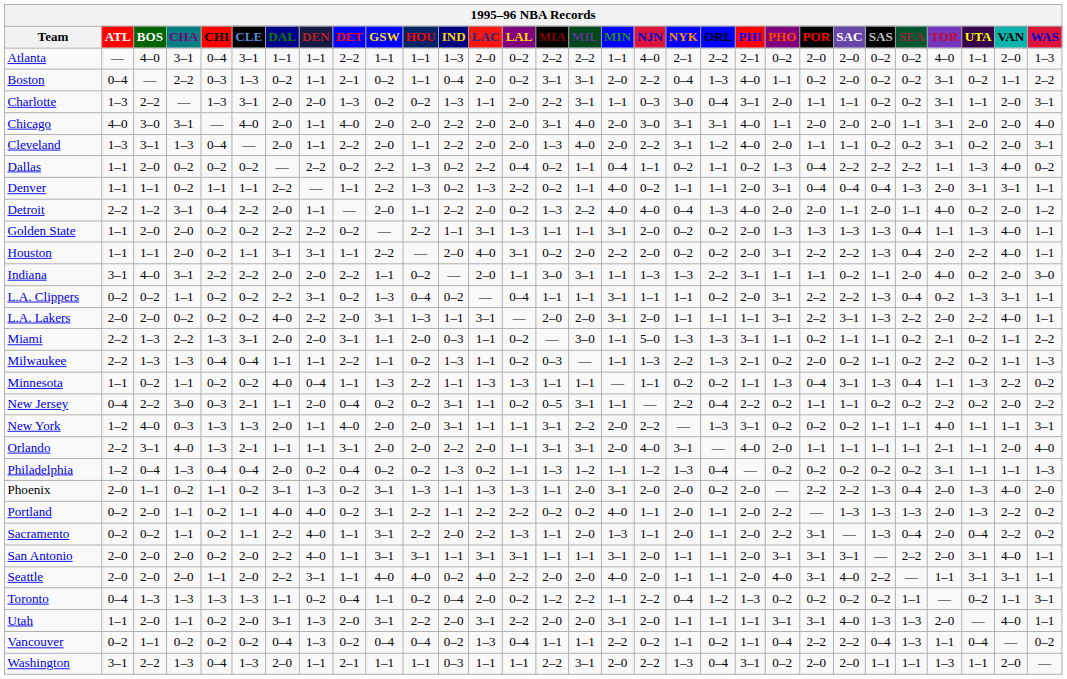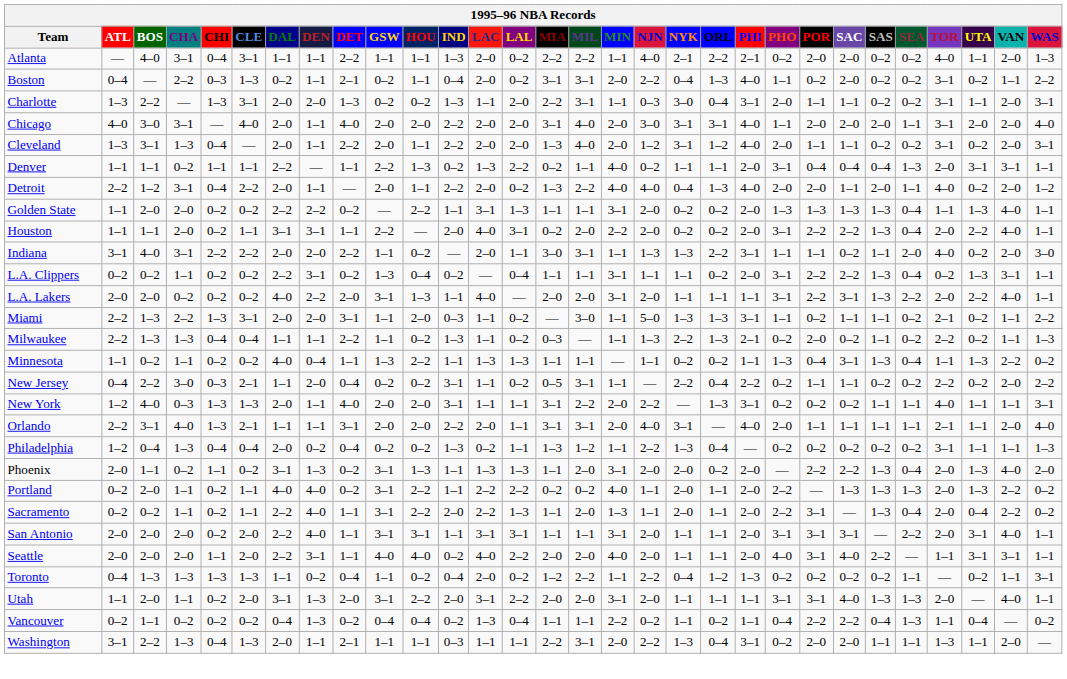(650, 145) 2–2 -> (650, 145) 1–2
- row: (24, 166)
(486, 318) 3–1 -> (486, 296) 4–0
(650, 469) 1–2 -> (650, 447) 2–2
